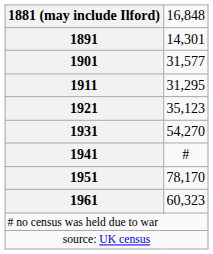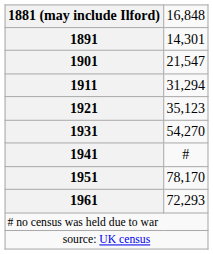(186, 62) 31,577 -> (186, 62) 21,547
(186, 85) 31,295 -> (186, 85) 31,294
(186, 200) 60,323 -> (186, 200) 72,293
